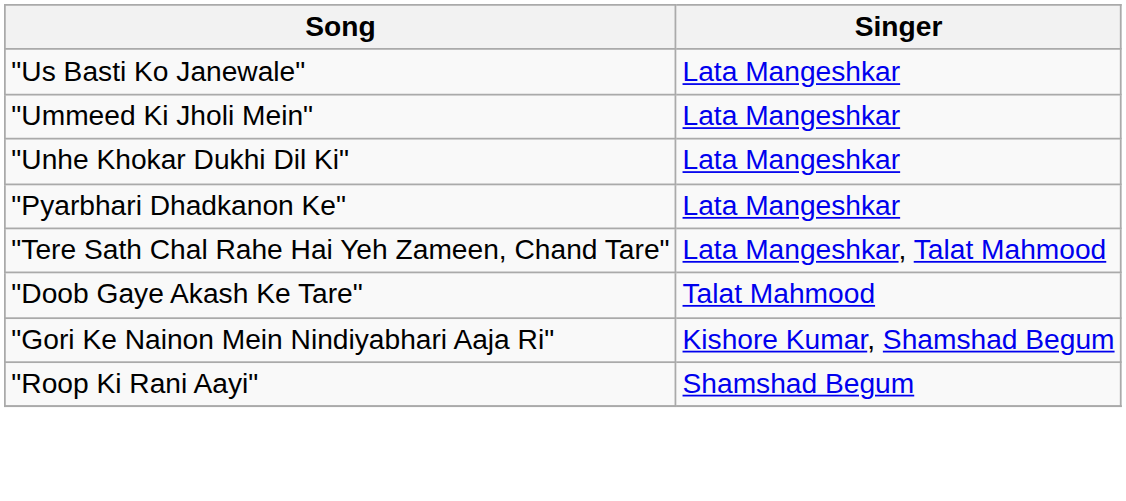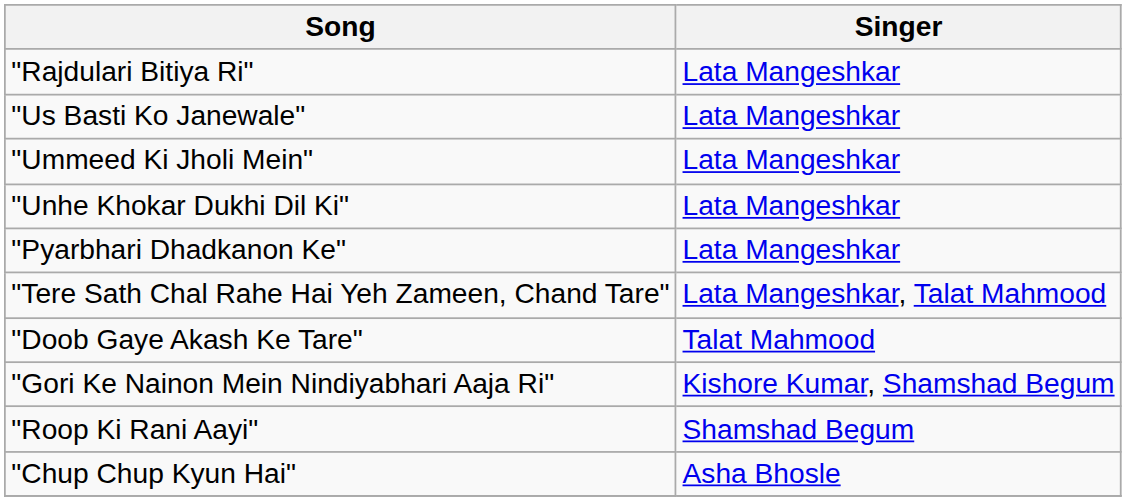+ row: (132, 71)
+ row: (154, 473)
